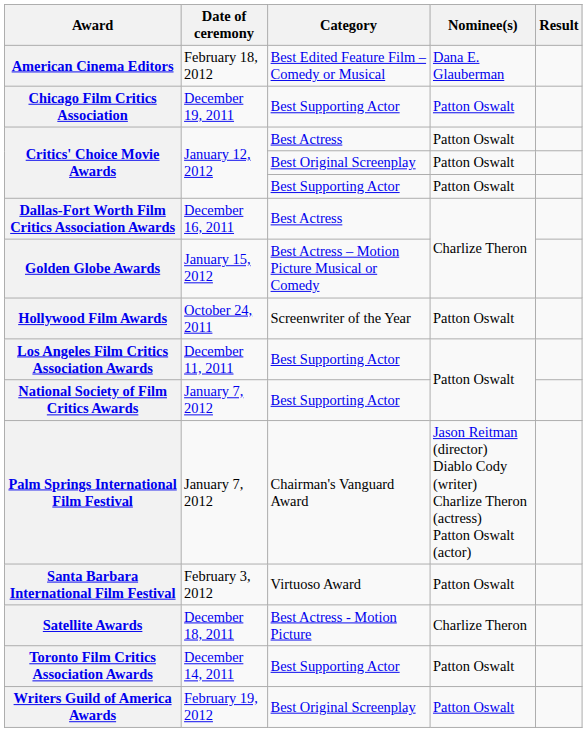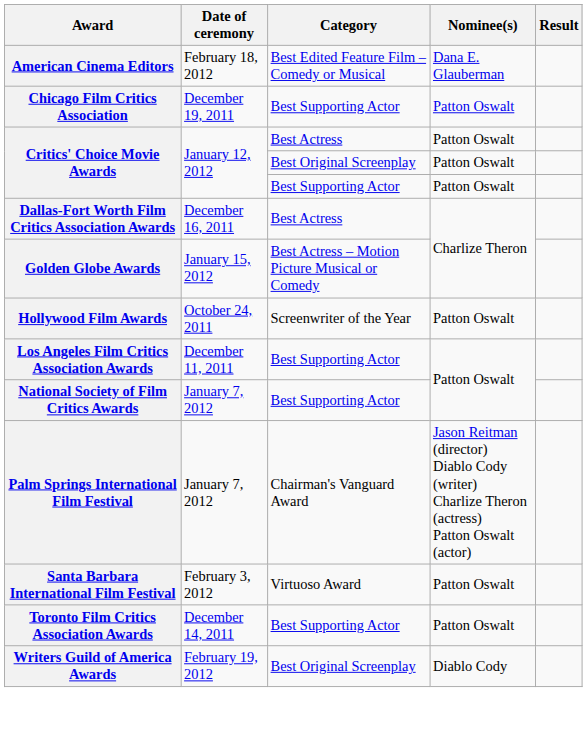- row: (93, 625)
(474, 707) Patton Oswalt -> (470, 666) Diablo Cody
